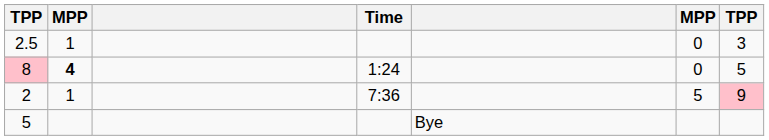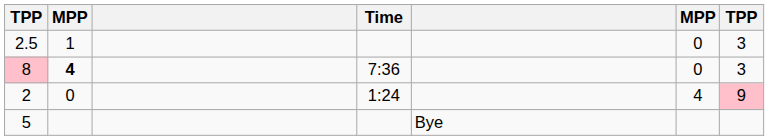(384, 69) 1:24 -> (384, 69) 7:36
(741, 69) 5 -> (741, 69) 3
(70, 95) 1 -> (70, 95) 0
(384, 95) 7:36 -> (384, 95) 1:24
(698, 95) 5 -> (698, 95) 4
